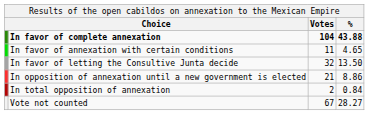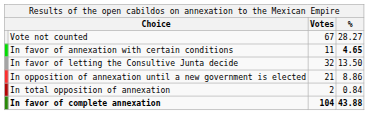rows swapped: (85, 37) <-> (49, 103)
(353, 50) normal -> (353, 50) bold
